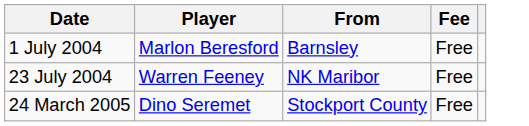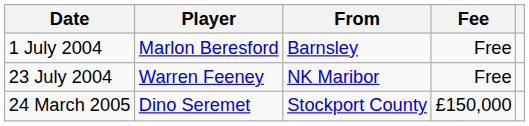(454, 105) Free -> (474, 105) £150,000
